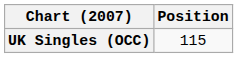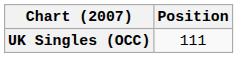(193, 41) 115 -> (193, 41) 111
